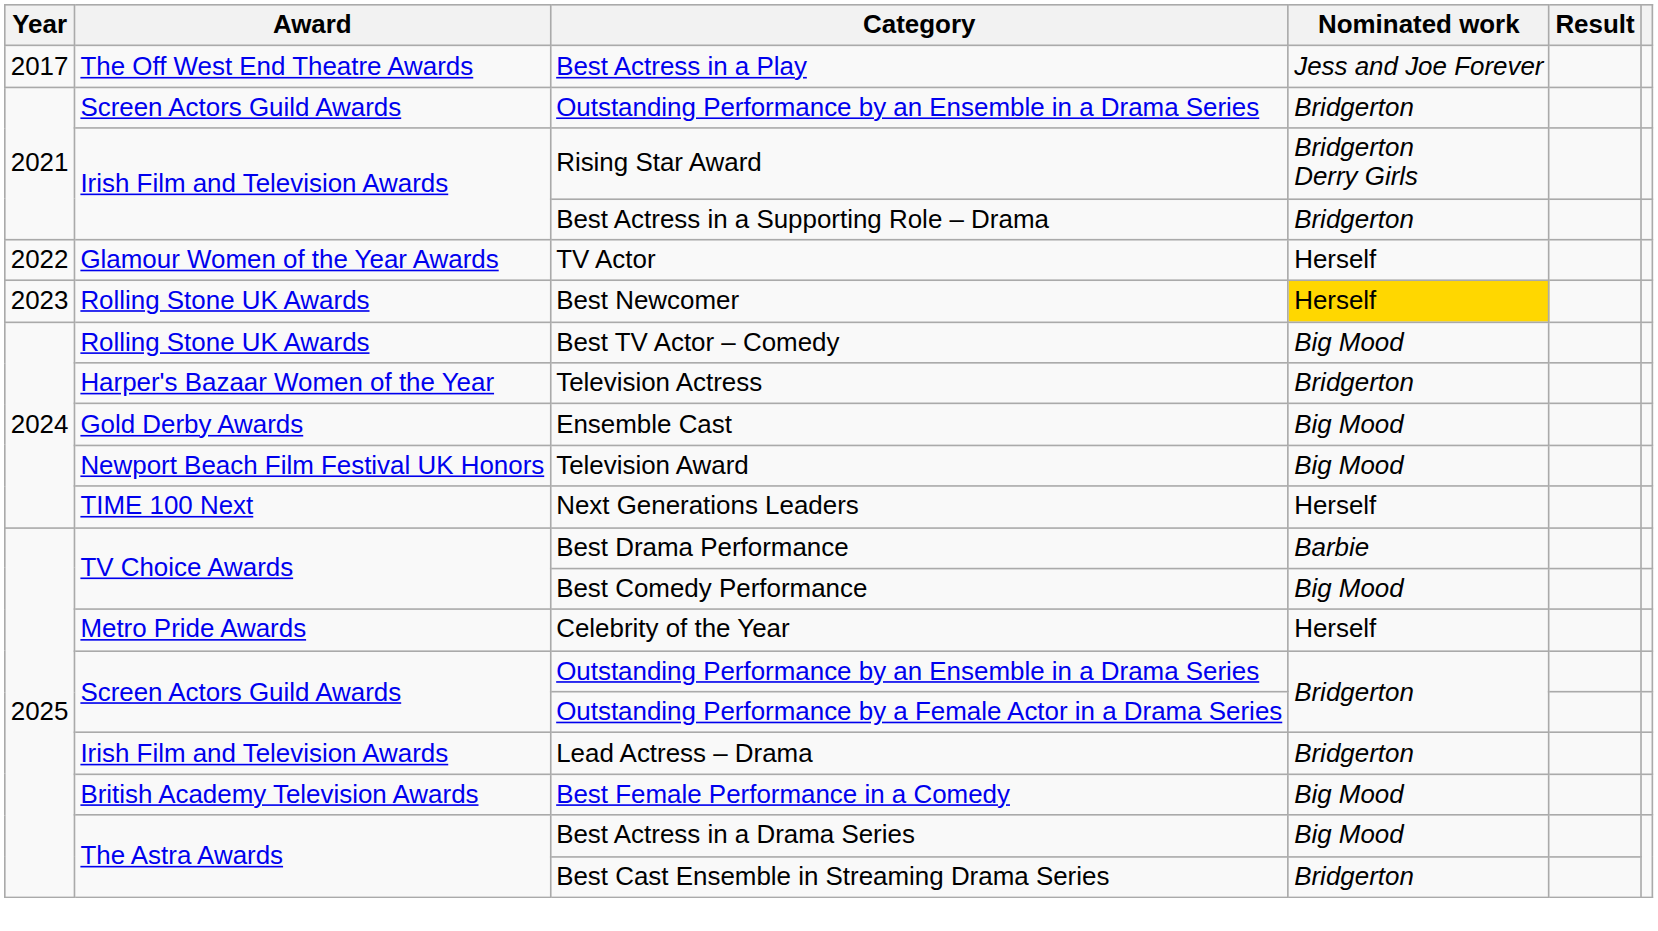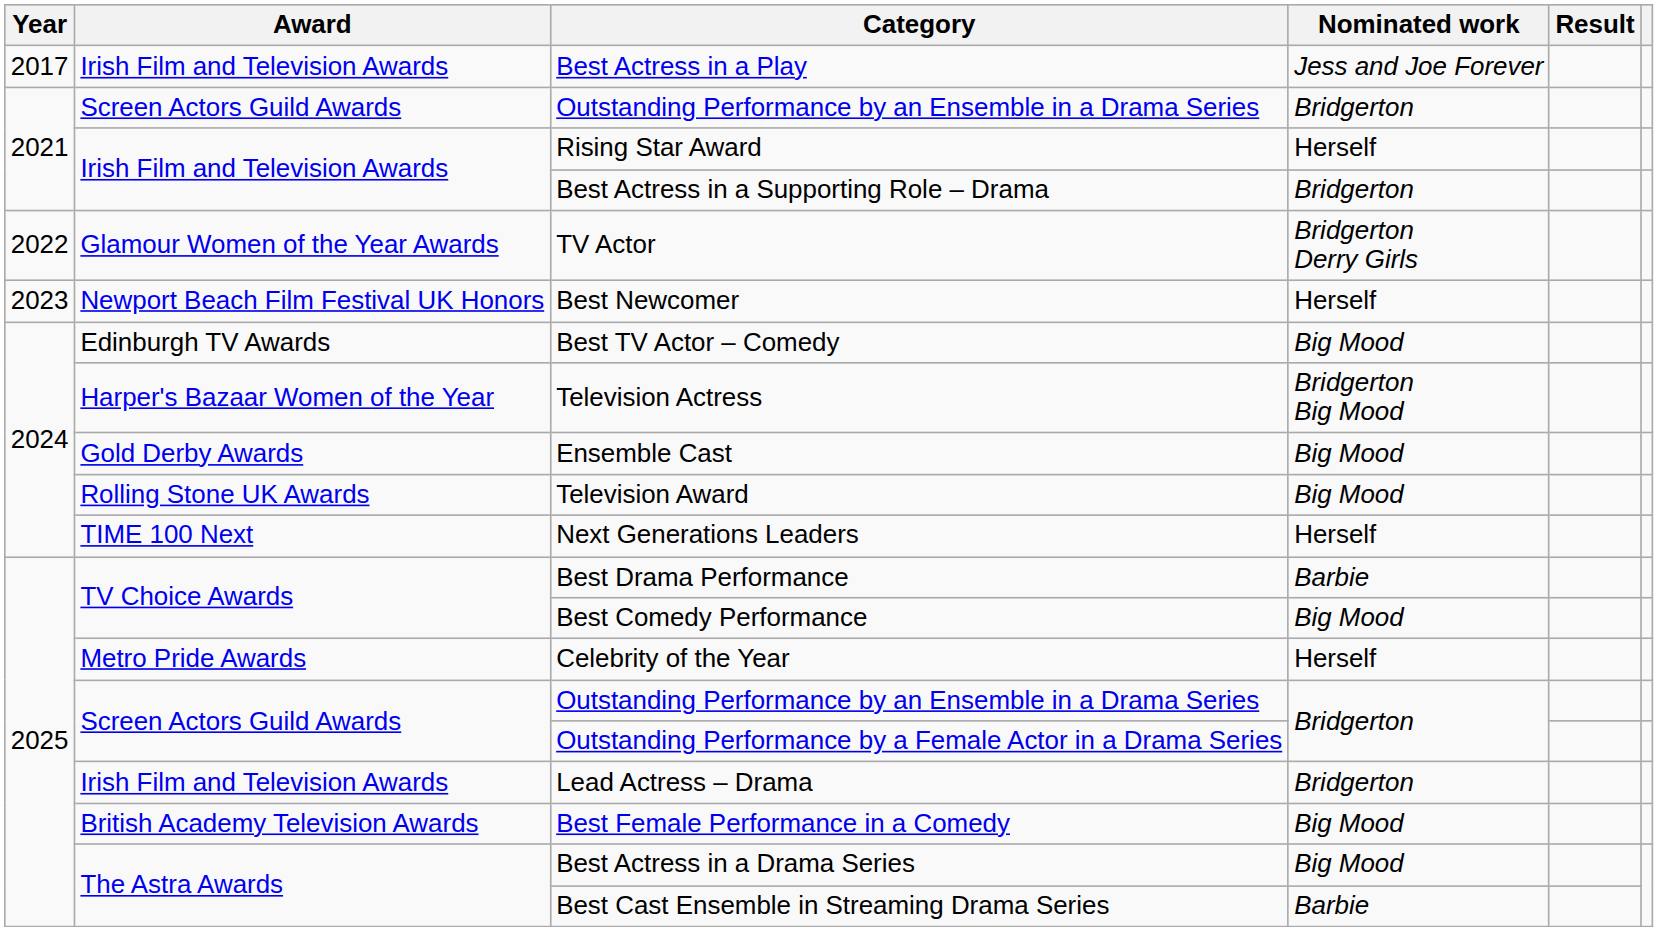(277, 66) The Off West End Theatre Awards -> (264, 66) Irish Film and Television Awards
(1356, 162) Bridgerton Derry Girls -> (1335, 148) Herself
(1335, 259) Herself -> (1356, 245) Bridgerton Derry Girls
(225, 300) Rolling Stone UK Awards -> (312, 300) Newport Beach Film Festival UK Honors
(1335, 300) gold background -> (1335, 300) no background
(225, 341) Rolling Stone UK Awards -> (205, 341) Edinburgh TV Awards
(1354, 383) Bridgerton -> (1354, 397) Bridgerton Big Mood
(312, 465) Newport Beach Film Festival UK Honors -> (225, 494) Rolling Stone UK Awards
(1354, 876) Bridgerton -> (1332, 905) Barbie
